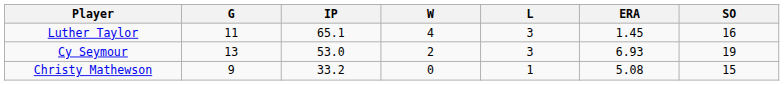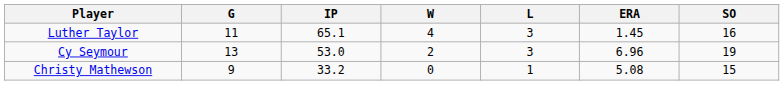(630, 52) 6.93 -> (630, 52) 6.96
